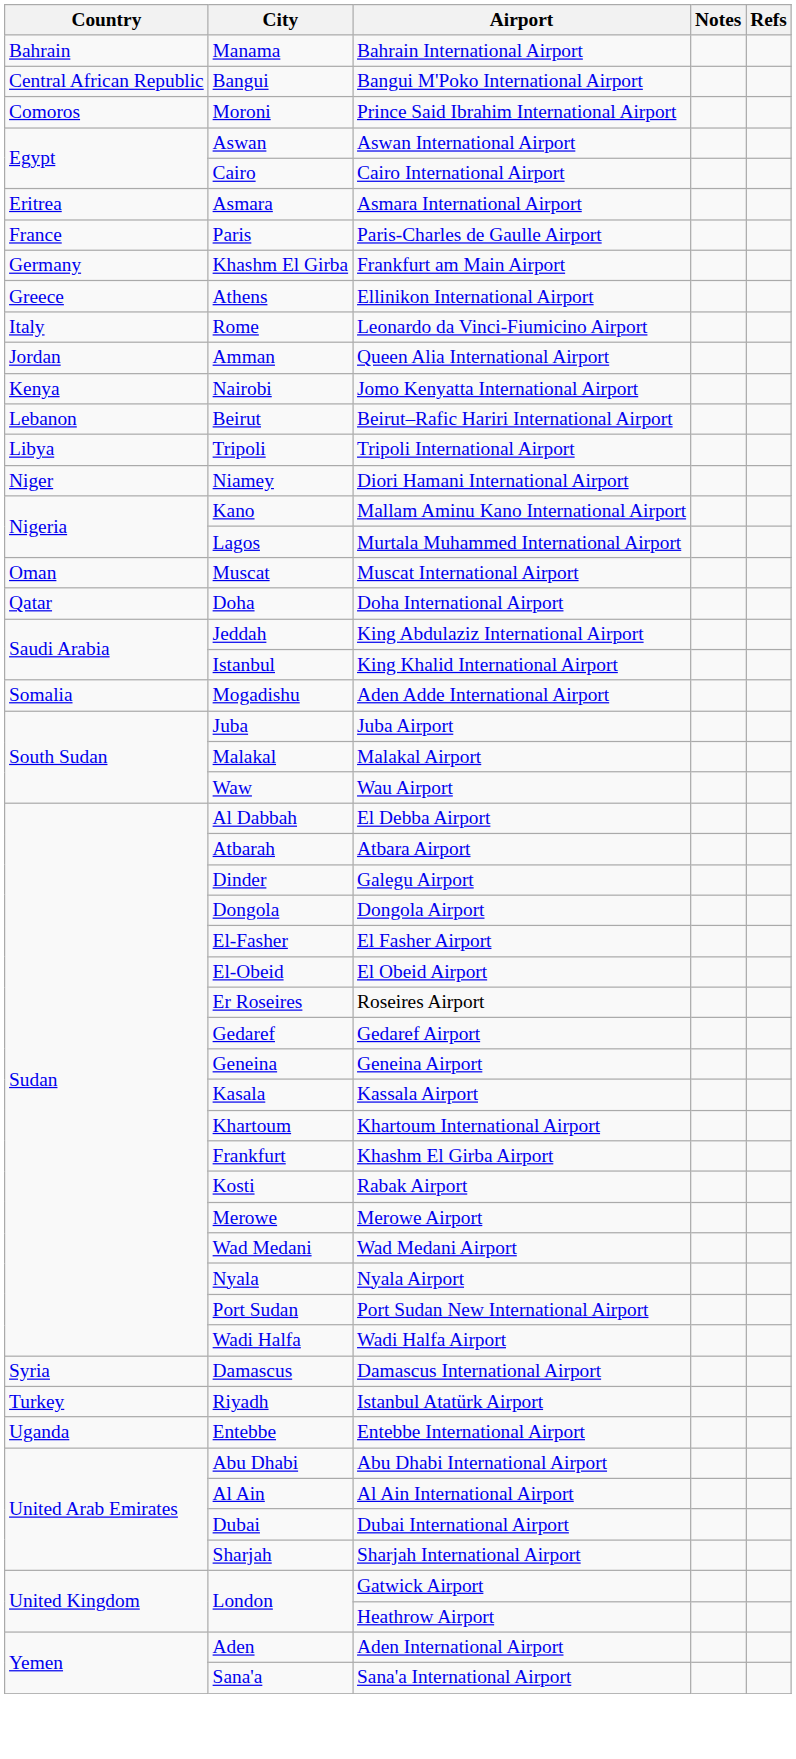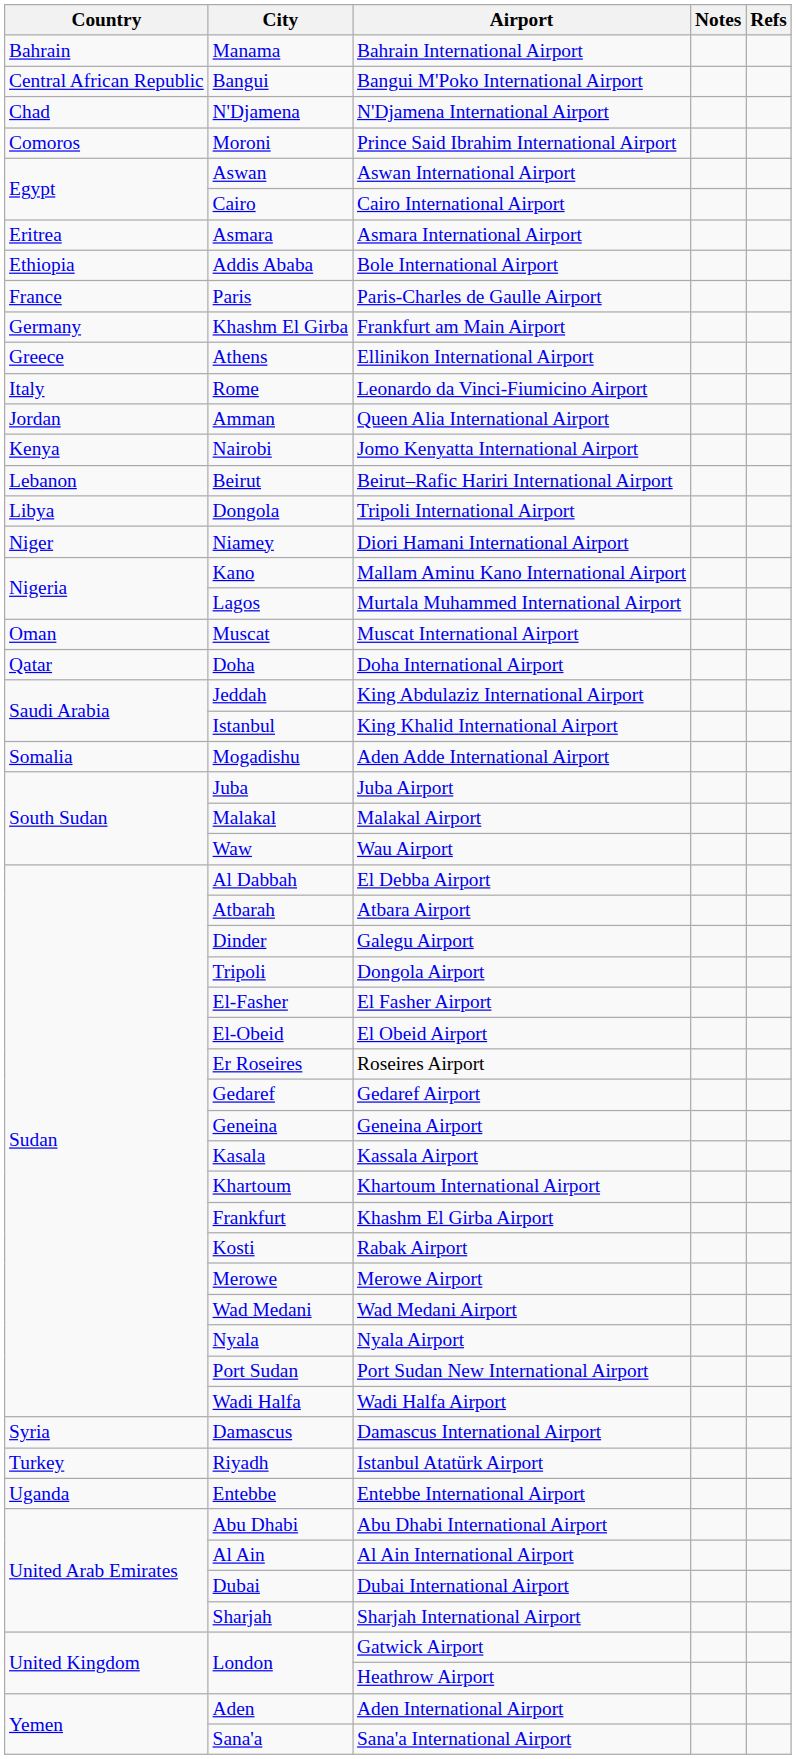+ row: (483, 111)
+ row: (458, 265)
(239, 449) Tripoli -> (246, 511) Dongola
(246, 910) Dongola -> (239, 971) Tripoli
